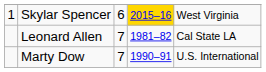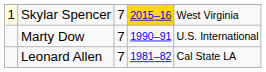(11, 15) no background -> (11, 15) lightyellow background
(121, 15) 6 -> (121, 15) 7
rows swapped: (53, 57) <-> (62, 36)
